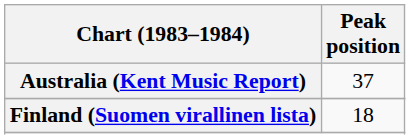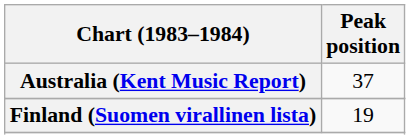(363, 115) 18 -> (363, 115) 19
